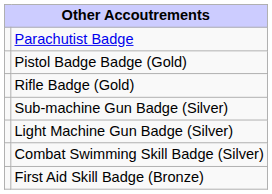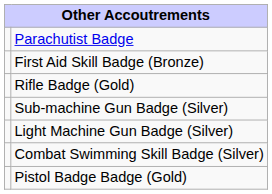rows swapped: (101, 62) <-> (109, 177)
